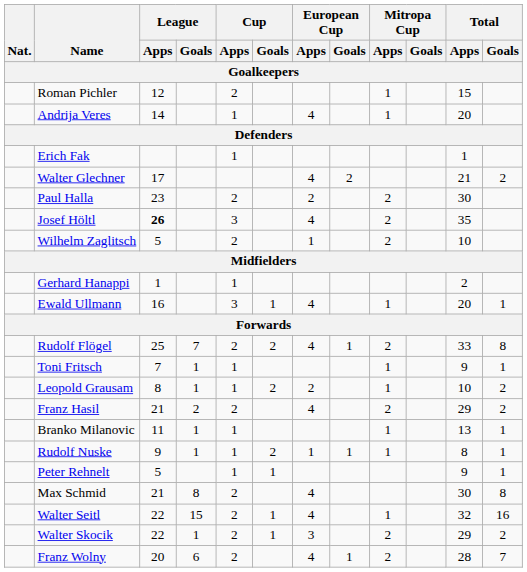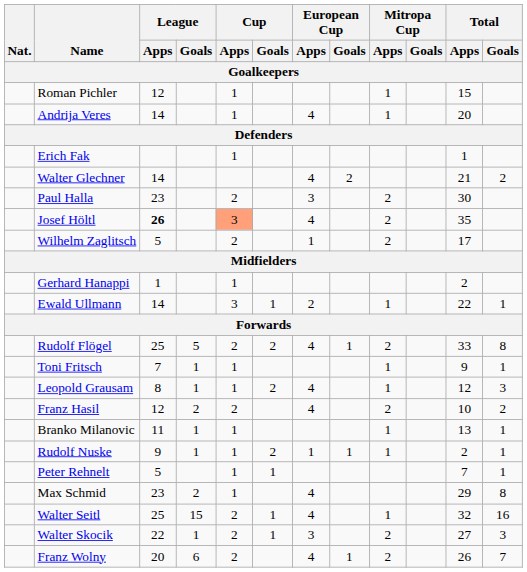(234, 93) 2 -> (234, 93) 1
(158, 177) 17 -> (158, 177) 14
(311, 198) 2 -> (311, 198) 3
(234, 219) no background -> (234, 219) lightsalmon background
(464, 240) 10 -> (464, 240) 17
(158, 303) 16 -> (158, 303) 14
(311, 303) 4 -> (311, 303) 2
(464, 303) 20 -> (464, 303) 22
(196, 345) 7 -> (196, 345) 5
(311, 388) 2 -> (311, 388) 4
(464, 388) 10 -> (464, 388) 12
(503, 388) 2 -> (503, 388) 3
(158, 409) 21 -> (158, 409) 12
(464, 409) 29 -> (464, 409) 10
(464, 451) 8 -> (464, 451) 2
(464, 472) 9 -> (464, 472) 7
(158, 493) 21 -> (158, 493) 23
(196, 493) 8 -> (196, 493) 2
(234, 493) 2 -> (234, 493) 1
(464, 493) 30 -> (464, 493) 29
(158, 514) 22 -> (158, 514) 25
(464, 535) 29 -> (464, 535) 27
(503, 535) 2 -> (503, 535) 3
(464, 556) 28 -> (464, 556) 26
